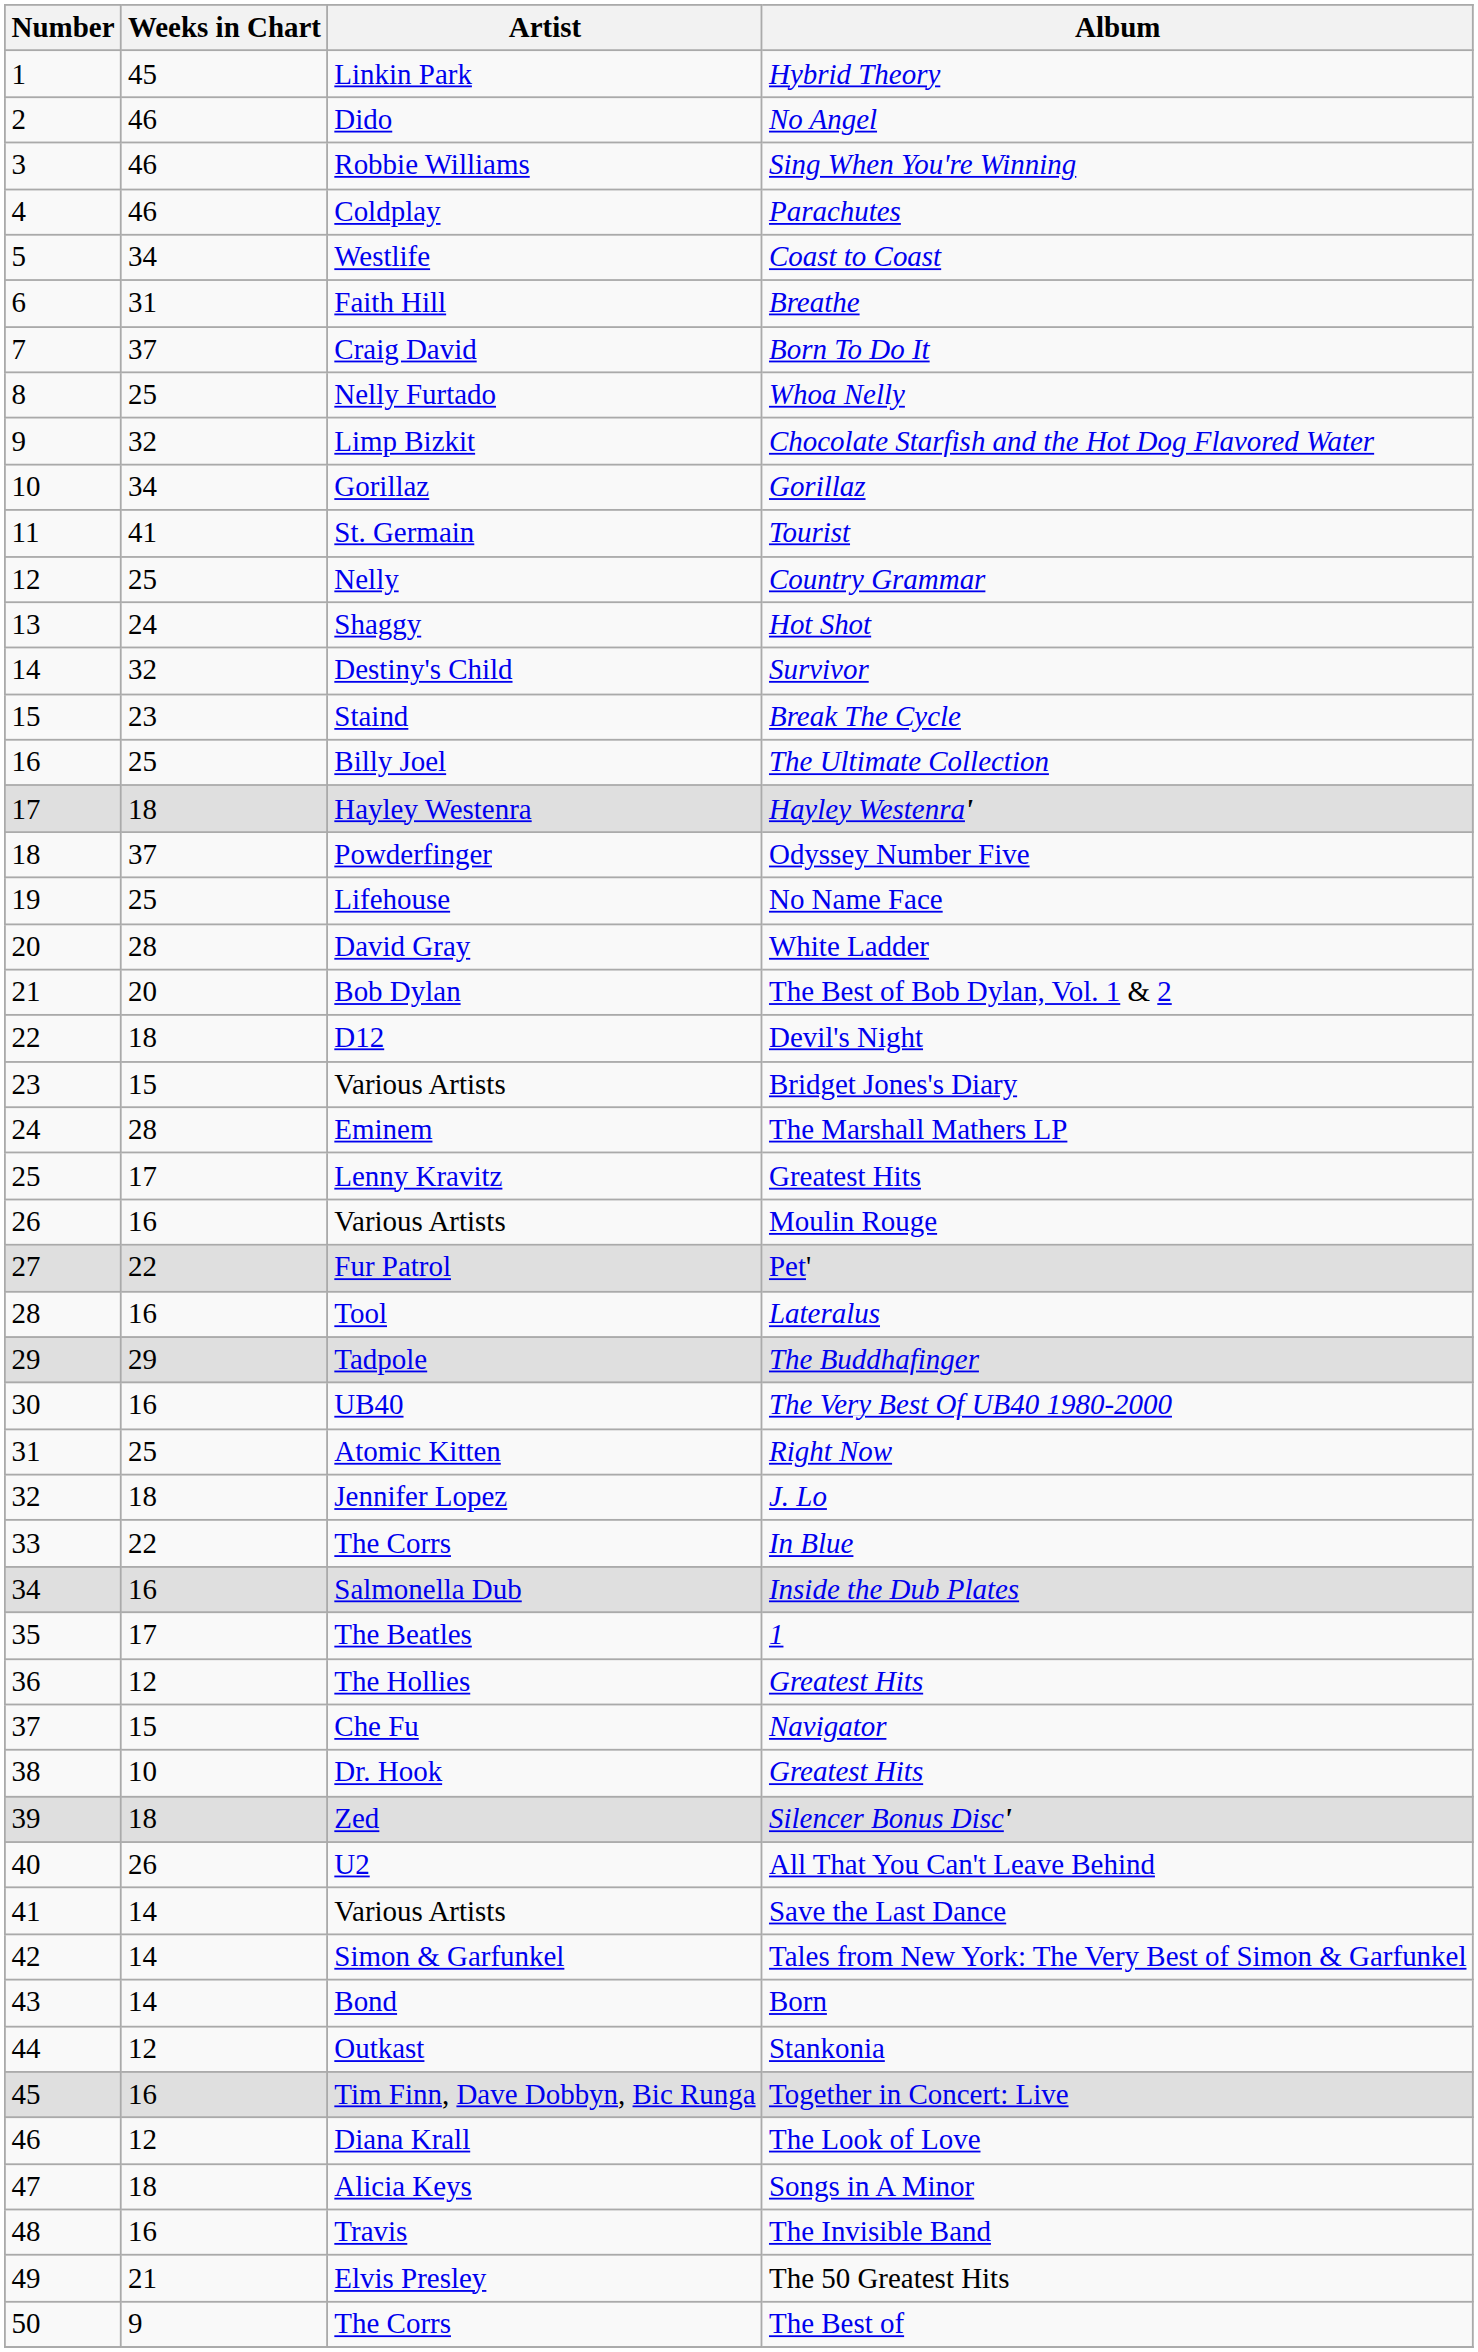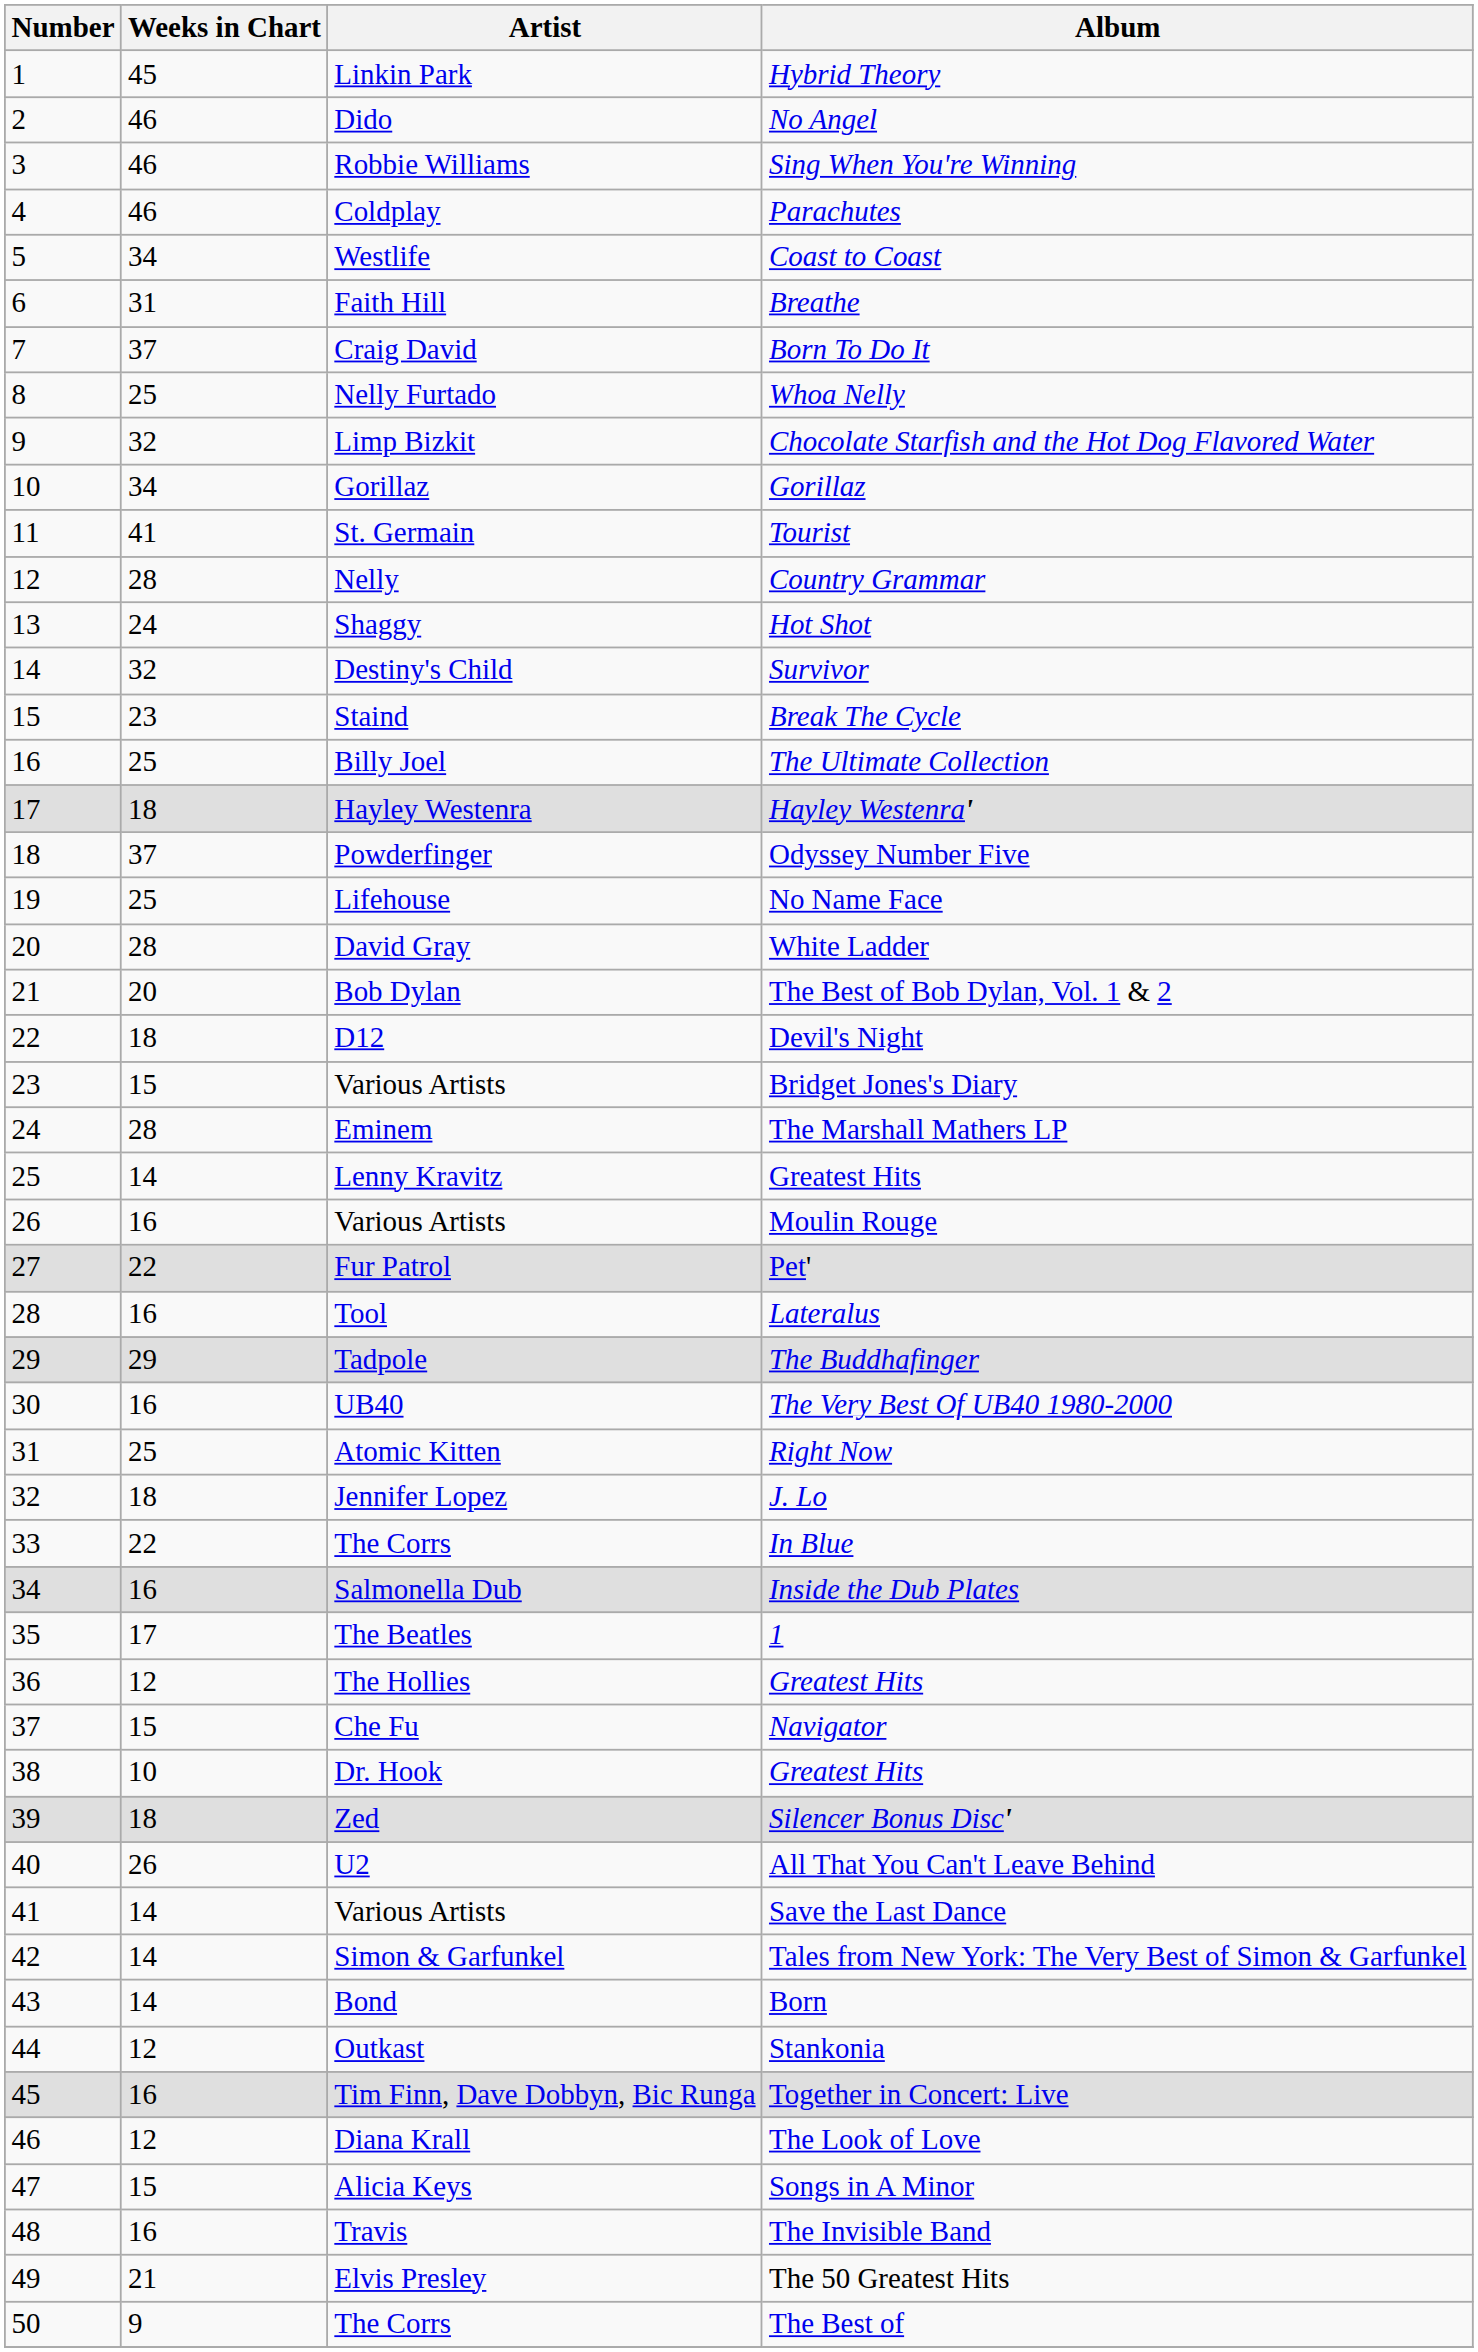(142, 578) 25 -> (142, 578) 28
(142, 1175) 17 -> (142, 1175) 14
(142, 2186) 18 -> (142, 2186) 15
